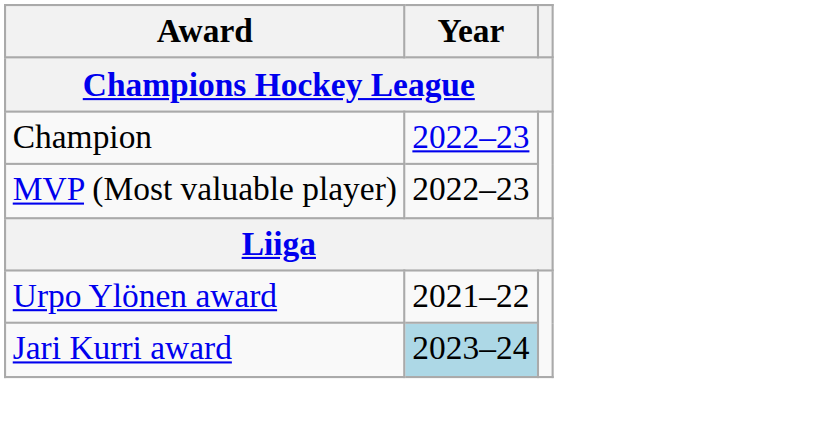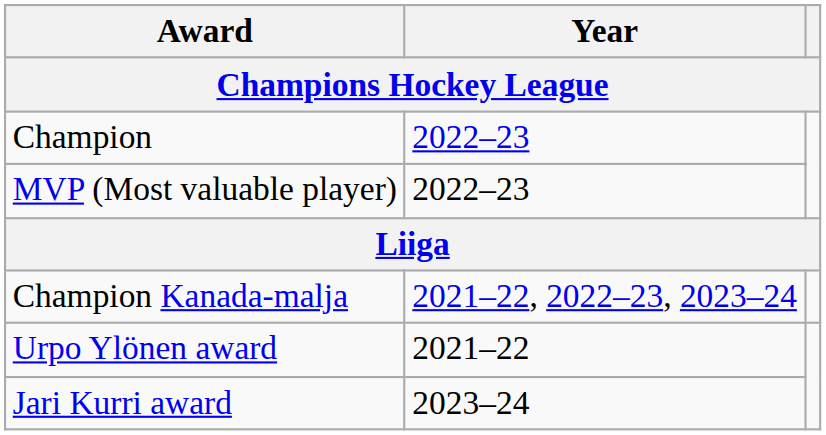+ row: (180, 296)
(471, 349) lightblue background -> (471, 402) no background
